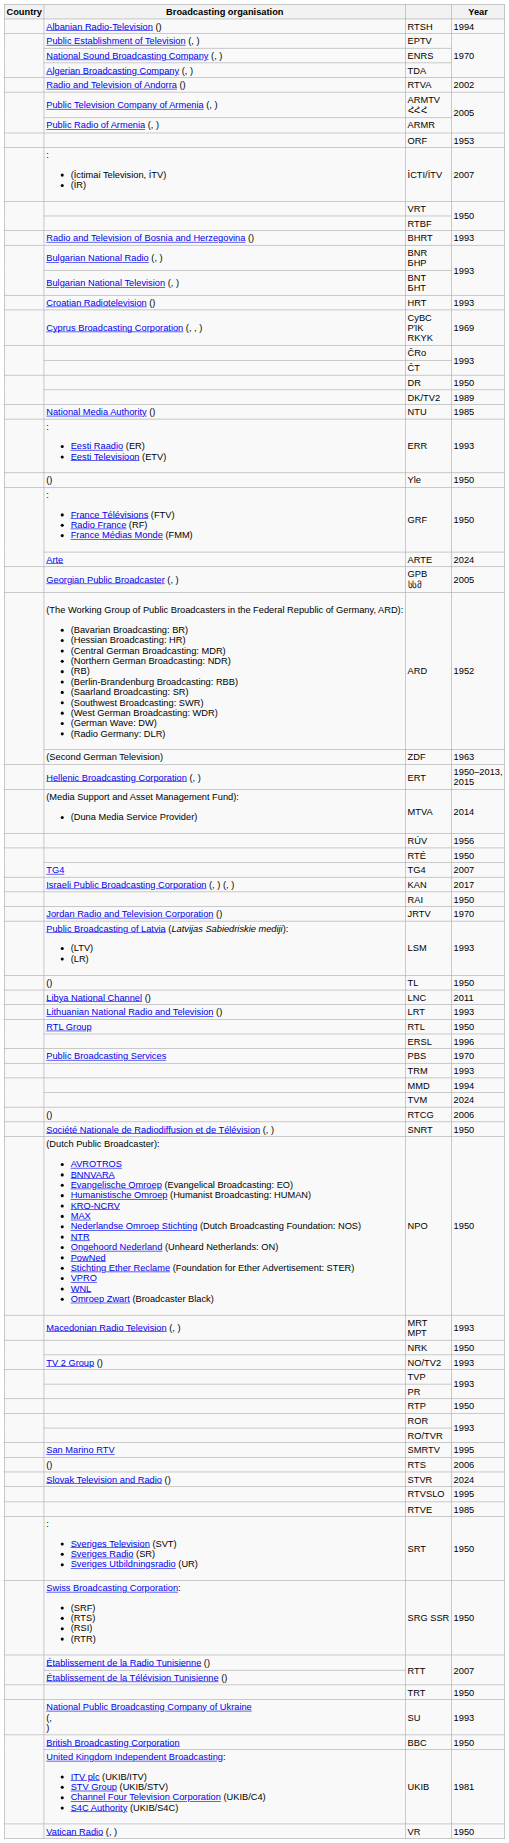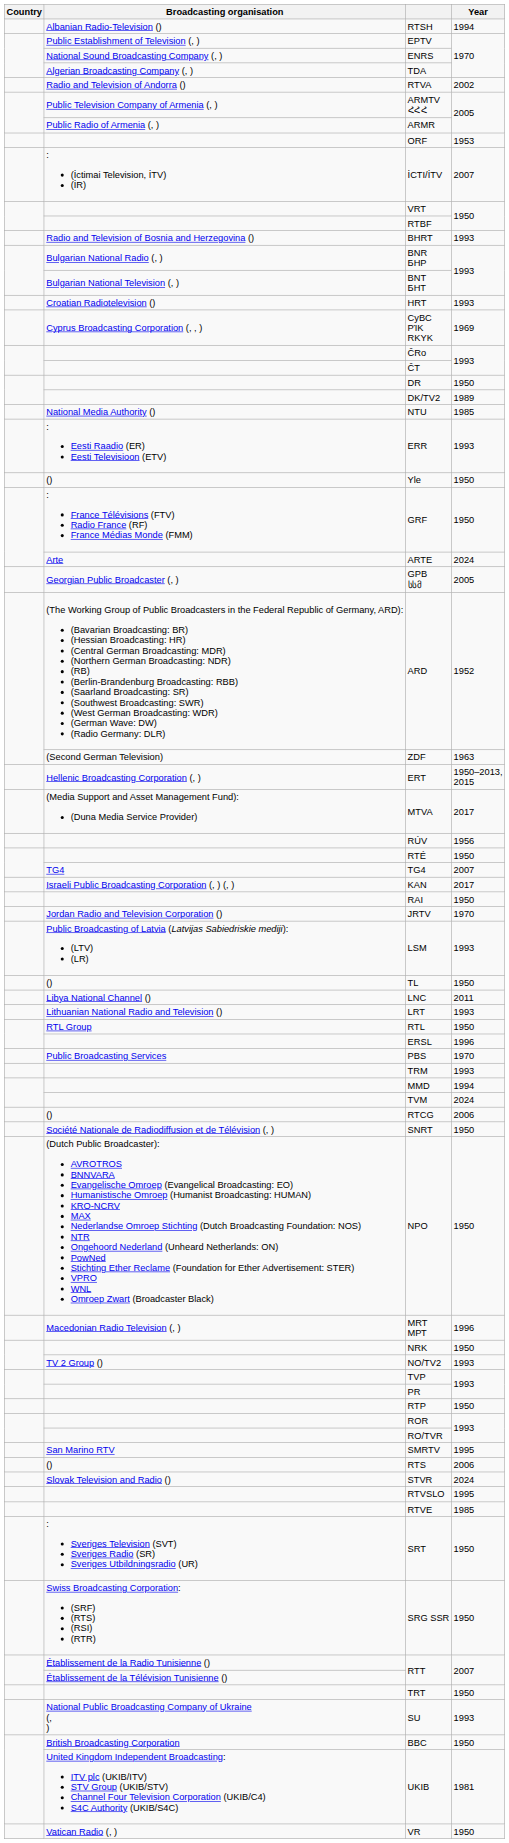(464, 812) 2014 -> (464, 812) 2017
(464, 1328) 1993 -> (464, 1328) 1996
